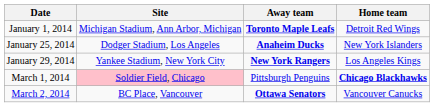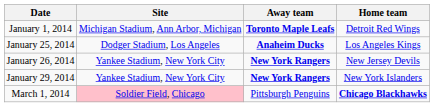(383, 45) New York Islanders -> (383, 45) Los Angeles Kings
+ row: (40, 61)
(383, 61) Los Angeles Kings -> (383, 77) New York Islanders
- row: (40, 94)
